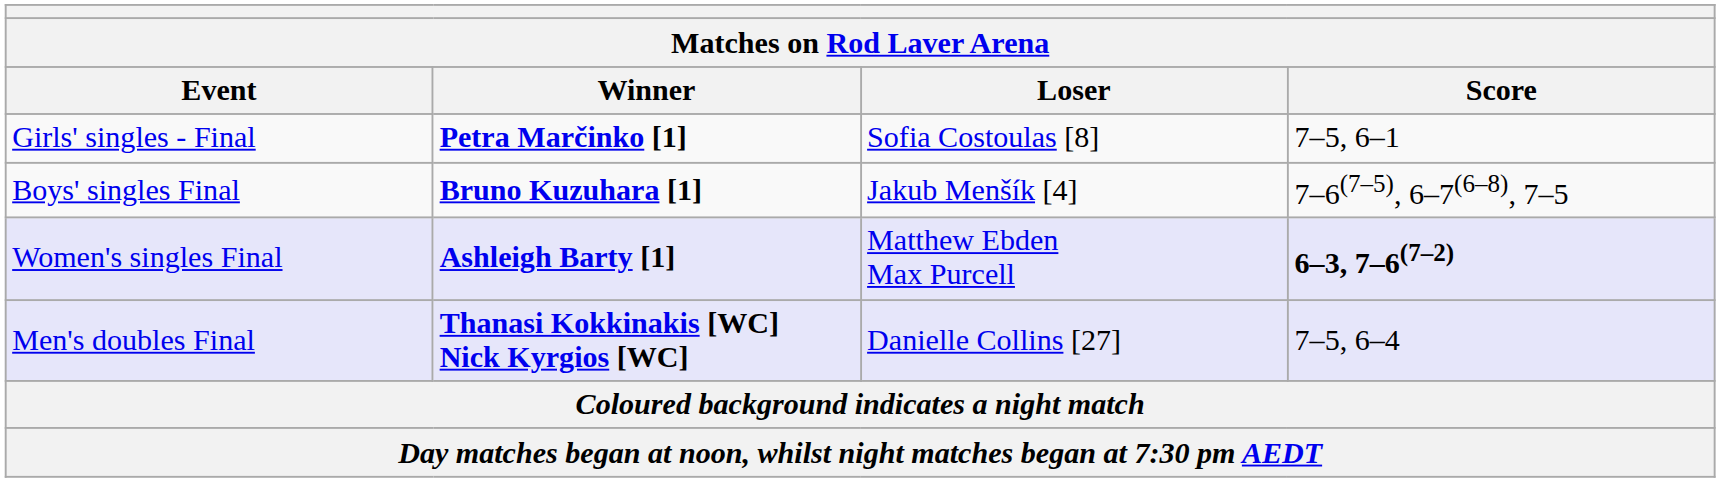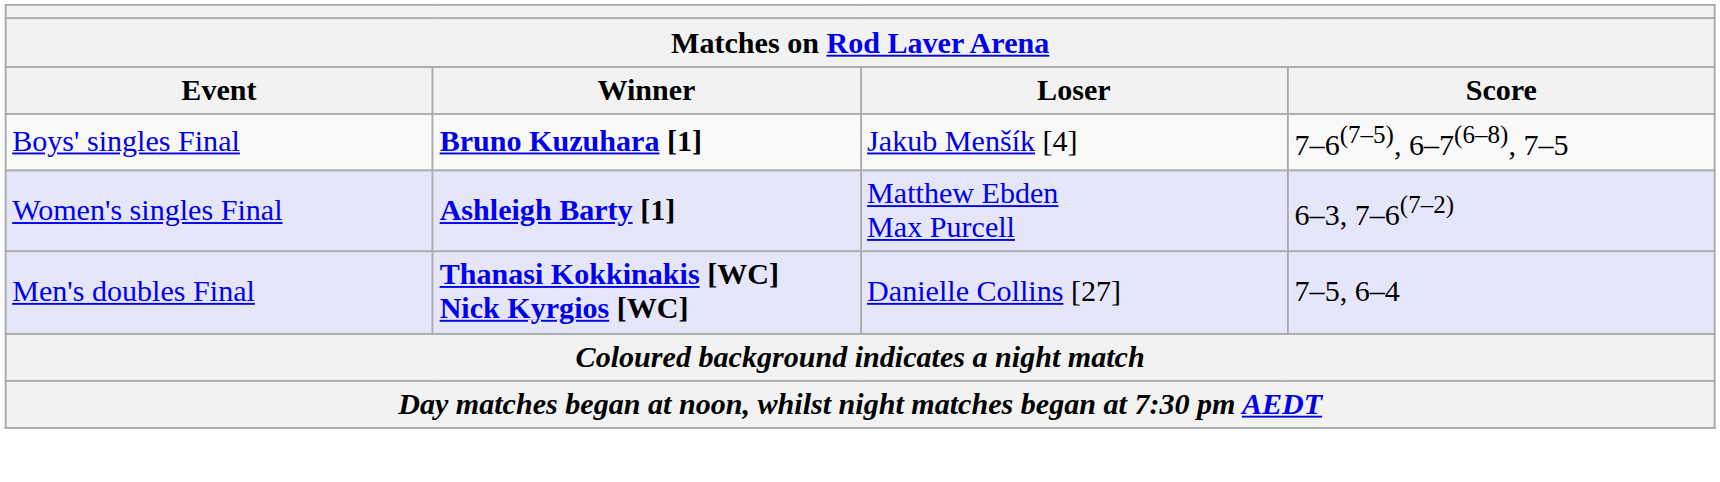- row: (134, 137)
(1374, 258) bold -> (1374, 210) normal
